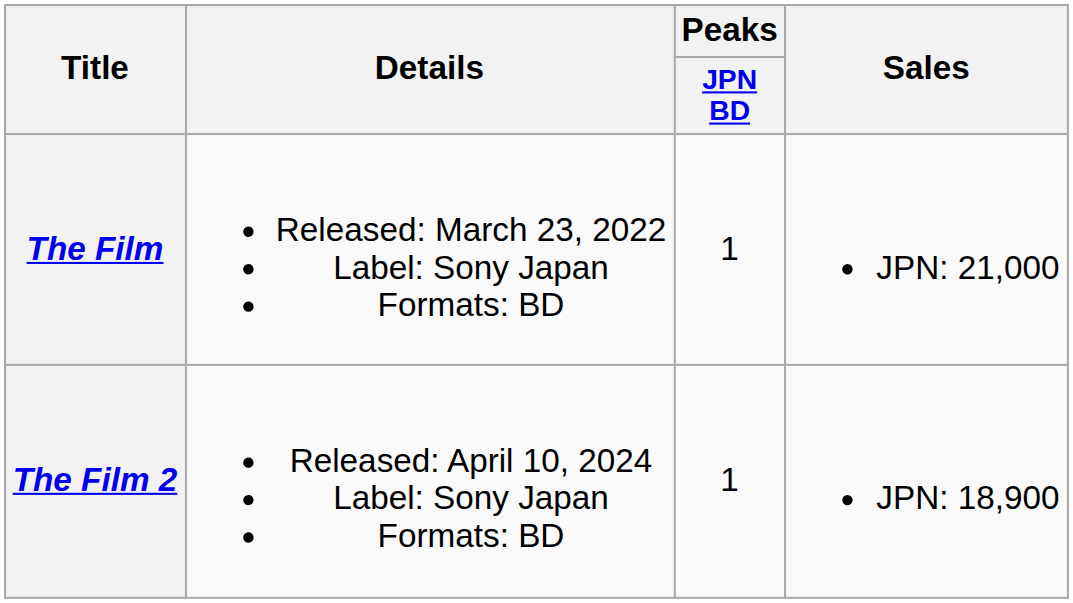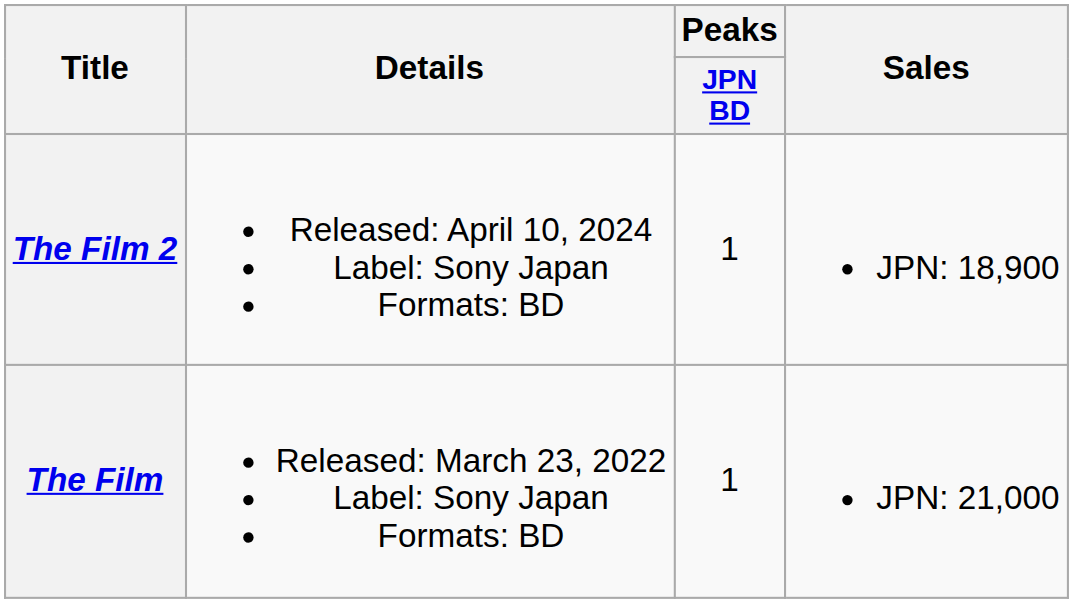rows swapped: (95, 248) <-> (95, 480)
